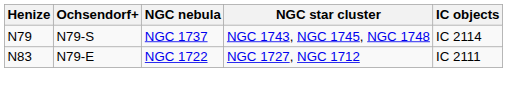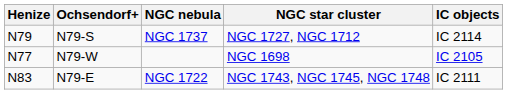(328, 36) NGC 1743, NGC 1745, NGC 1748 -> (293, 36) NGC 1727, NGC 1712
+ row: (77, 57)
(293, 57) NGC 1727, NGC 1712 -> (328, 78) NGC 1743, NGC 1745, NGC 1748
